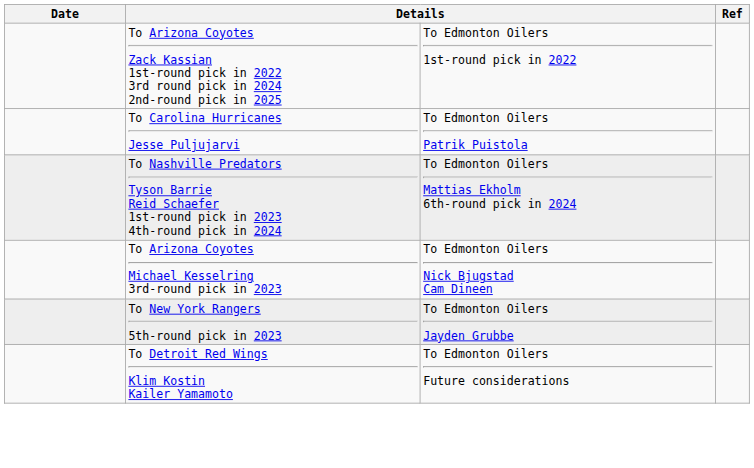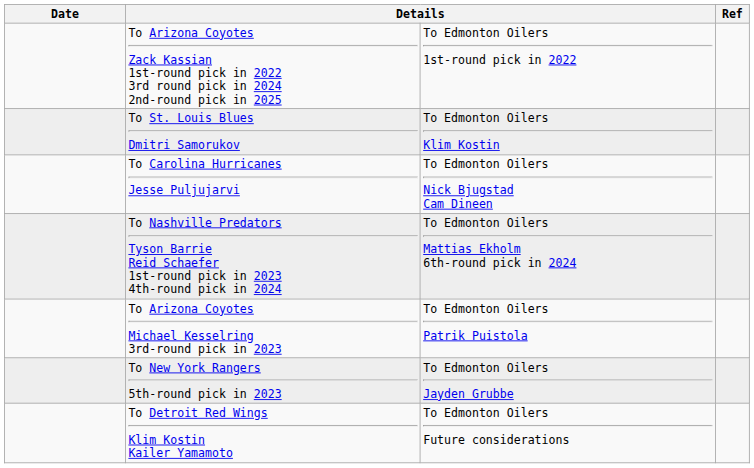+ row: (273, 132)
(568, 132) To Edmonton Oilers Patrik Puistola -> (568, 184) To Edmonton Oilers Nick Bjugstad Cam Dineen
(568, 270) To Edmonton Oilers Nick Bjugstad Cam Dineen -> (568, 322) To Edmonton Oilers Patrik Puistola
